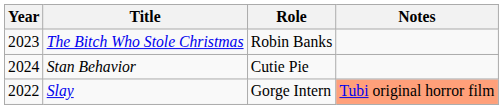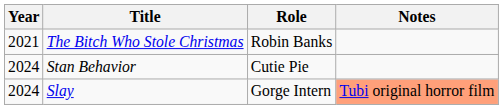(24, 41) 2023 -> (24, 41) 2021
(24, 91) 2022 -> (24, 91) 2024
